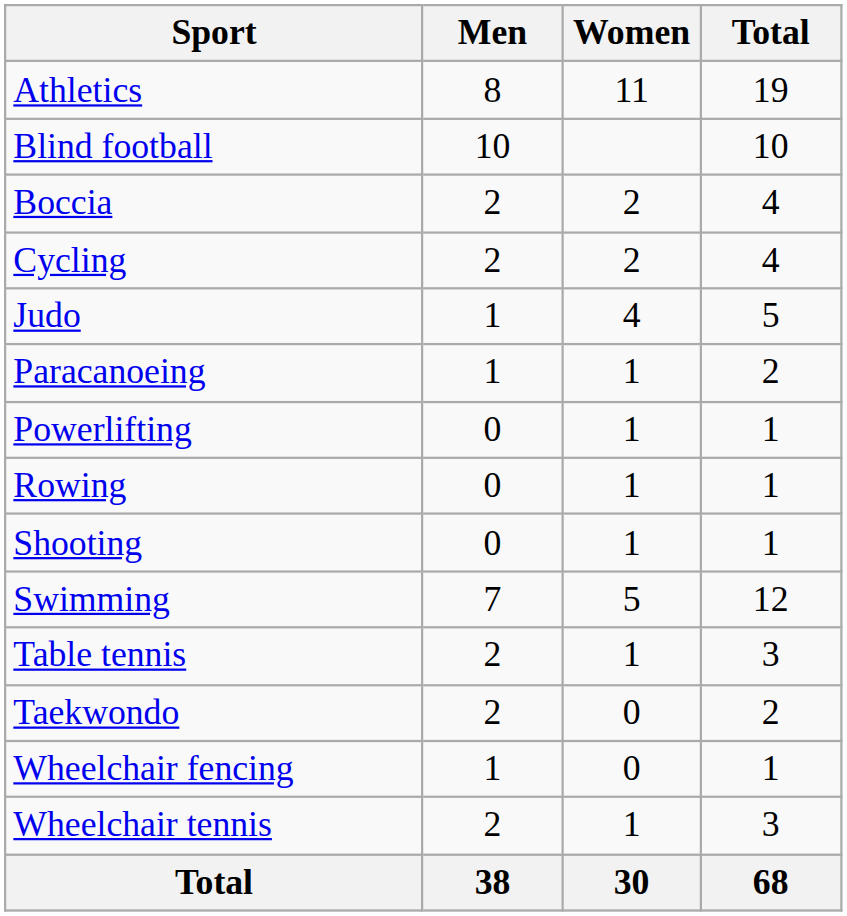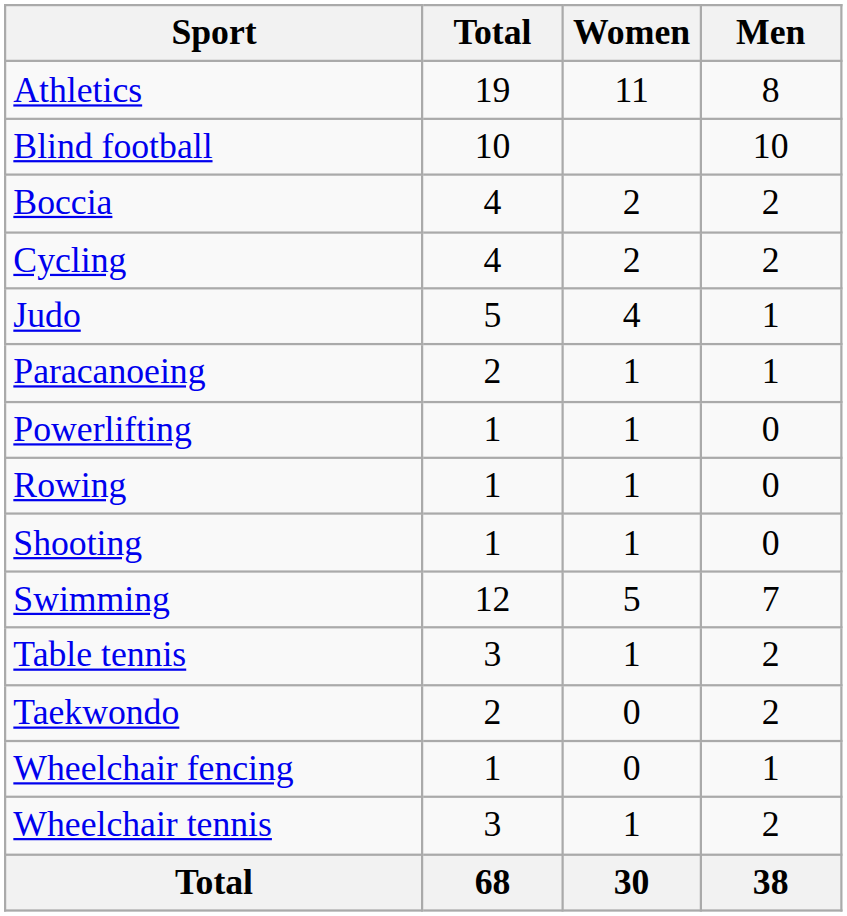columns swapped: (492, 32) <-> (771, 32)
